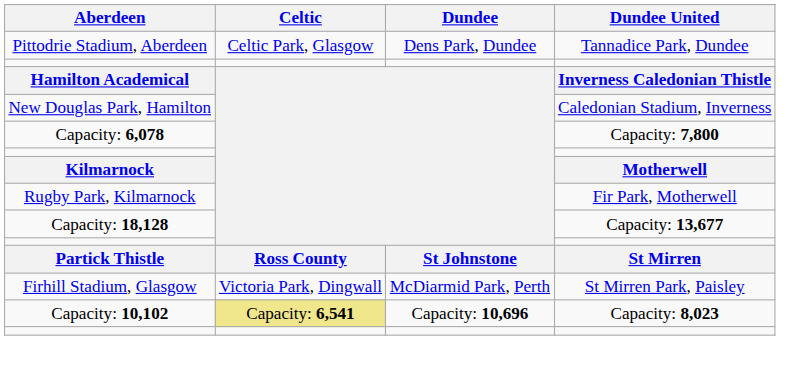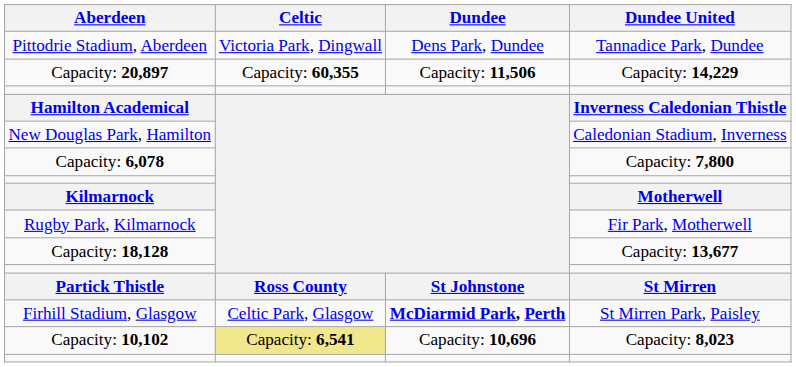(300, 45) Celtic Park, Glasgow -> (300, 45) Victoria Park, Dingwall
+ row: (110, 72)
(300, 286) Victoria Park, Dingwall -> (300, 313) Celtic Park, Glasgow
(470, 286) normal -> (478, 313) bold
